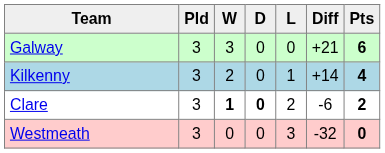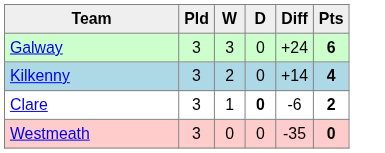- column: (291, 18)
(325, 47) +21 -> (295, 47) +24
(230, 104) bold -> (230, 104) normal
(325, 133) -32 -> (295, 133) -35
